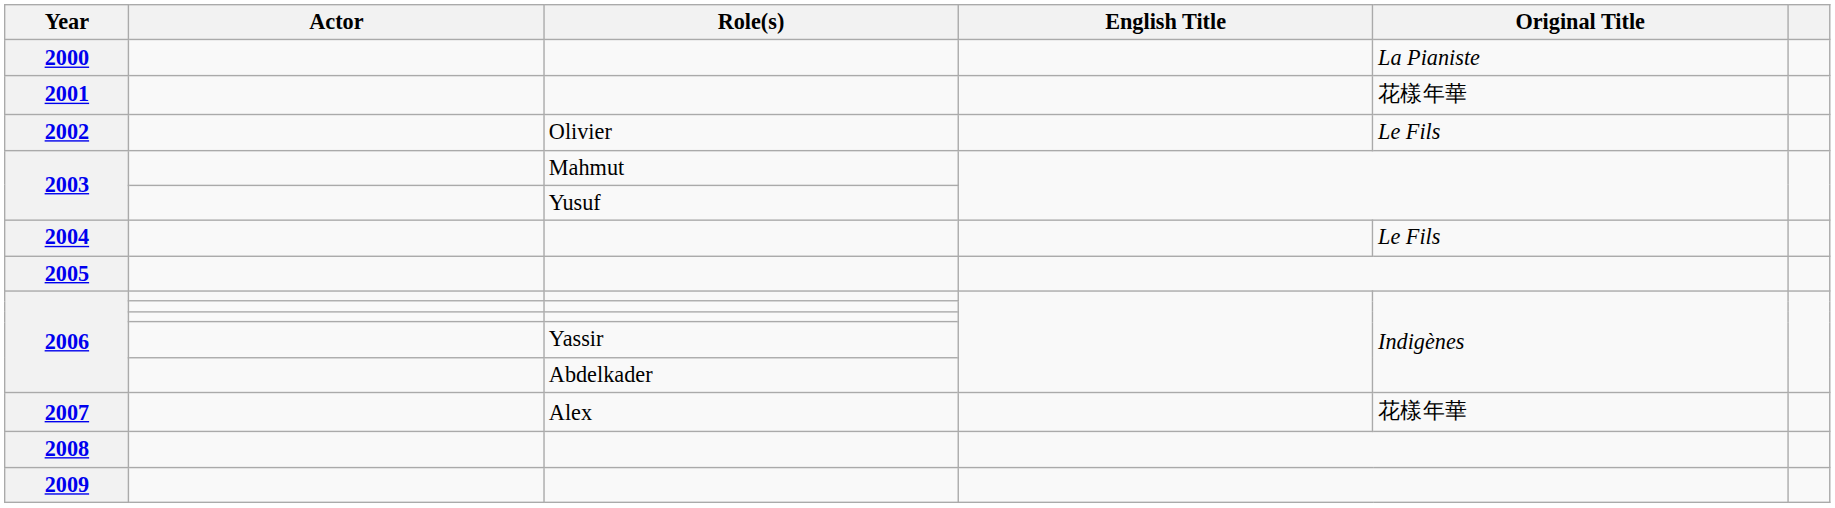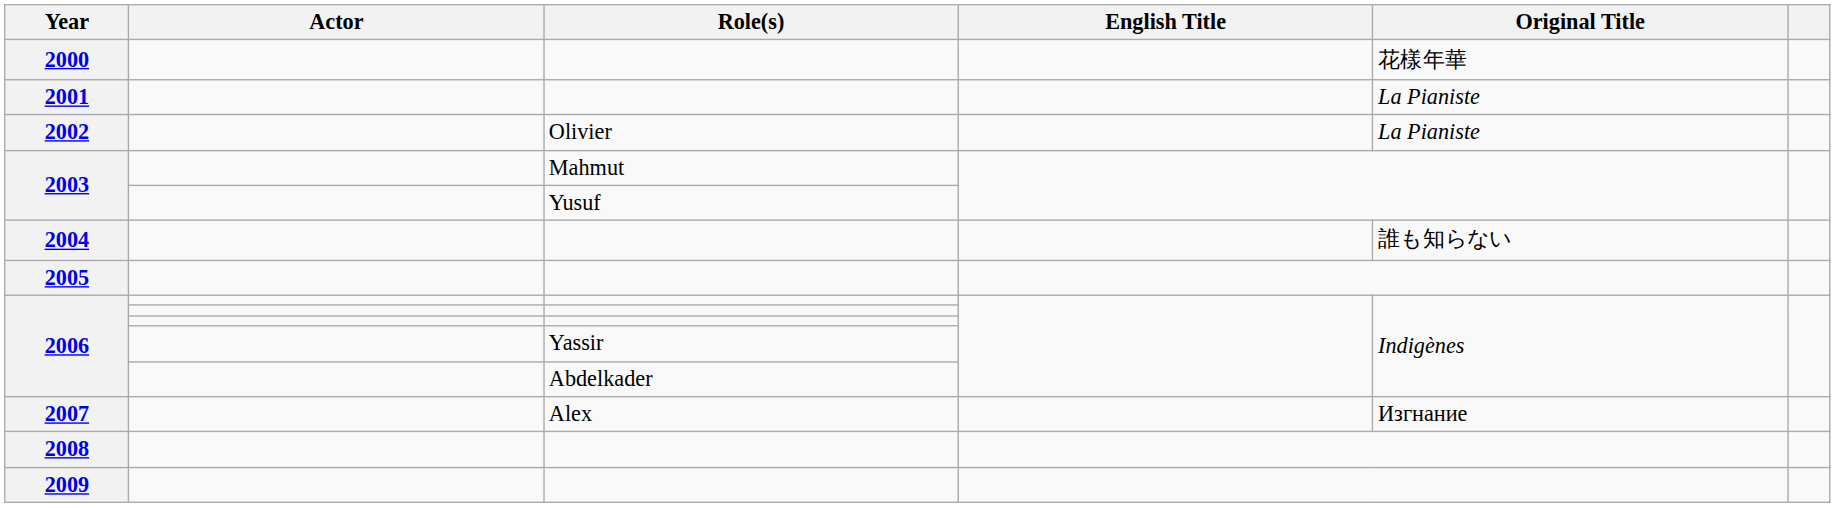(1429, 57) La Pianiste -> (1423, 58) 花樣年華
(1423, 94) 花樣年華 -> (1429, 96) La Pianiste
(1409, 132) Le Fils -> (1429, 132) La Pianiste
(1409, 237) Le Fils -> (1445, 239) 誰も知らない
(1423, 411) 花樣年華 -> (1423, 413) Изгнание
